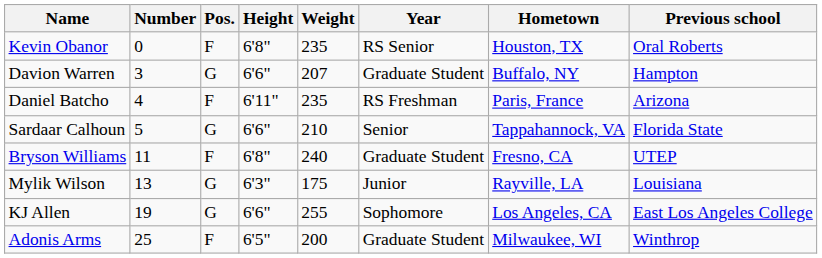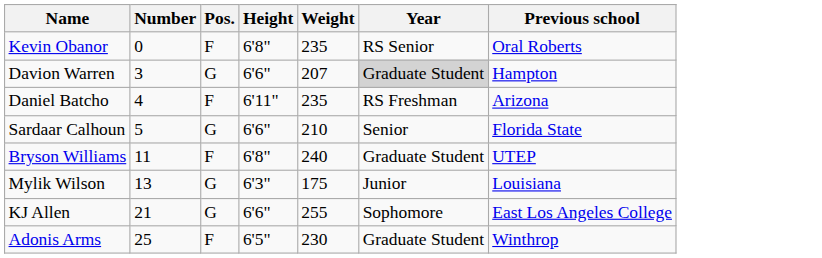- column: (559, 18)
(423, 73) no background -> (423, 73) lightgrey background
(143, 211) 19 -> (143, 211) 21
(314, 239) 200 -> (314, 239) 230
